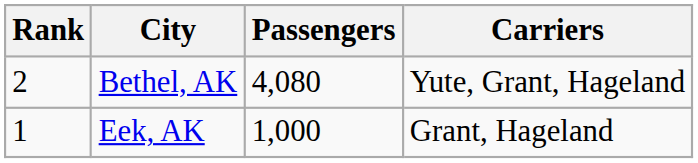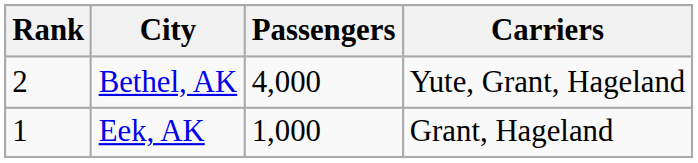(286, 81) 4,080 -> (286, 81) 4,000
